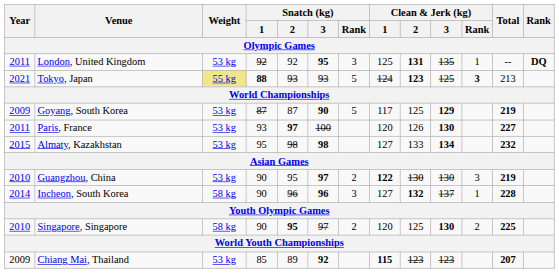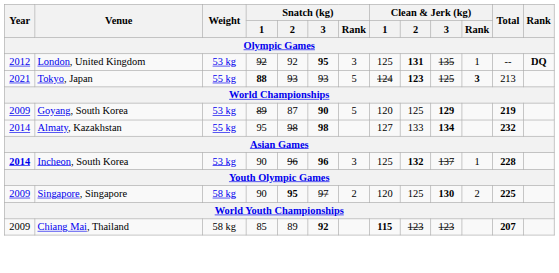(20, 62) 2011 -> (20, 62) 2012
(224, 78) khaki background -> (224, 78) no background
(262, 111) 87 -> (262, 111) 89
(385, 111) 117 -> (385, 111) 120
- row: (65, 128)
(20, 144) 2015 -> (20, 128) 2014
(224, 144) 53 kg -> (224, 128) 55 kg
- row: (77, 177)
(20, 194) normal -> (20, 161) bold
(224, 194) 58 kg -> (224, 161) 53 kg
(385, 194) 127 -> (385, 161) 125
(20, 227) 2010 -> (20, 194) 2009
(224, 260) 53 kg -> (224, 227) 58 kg
